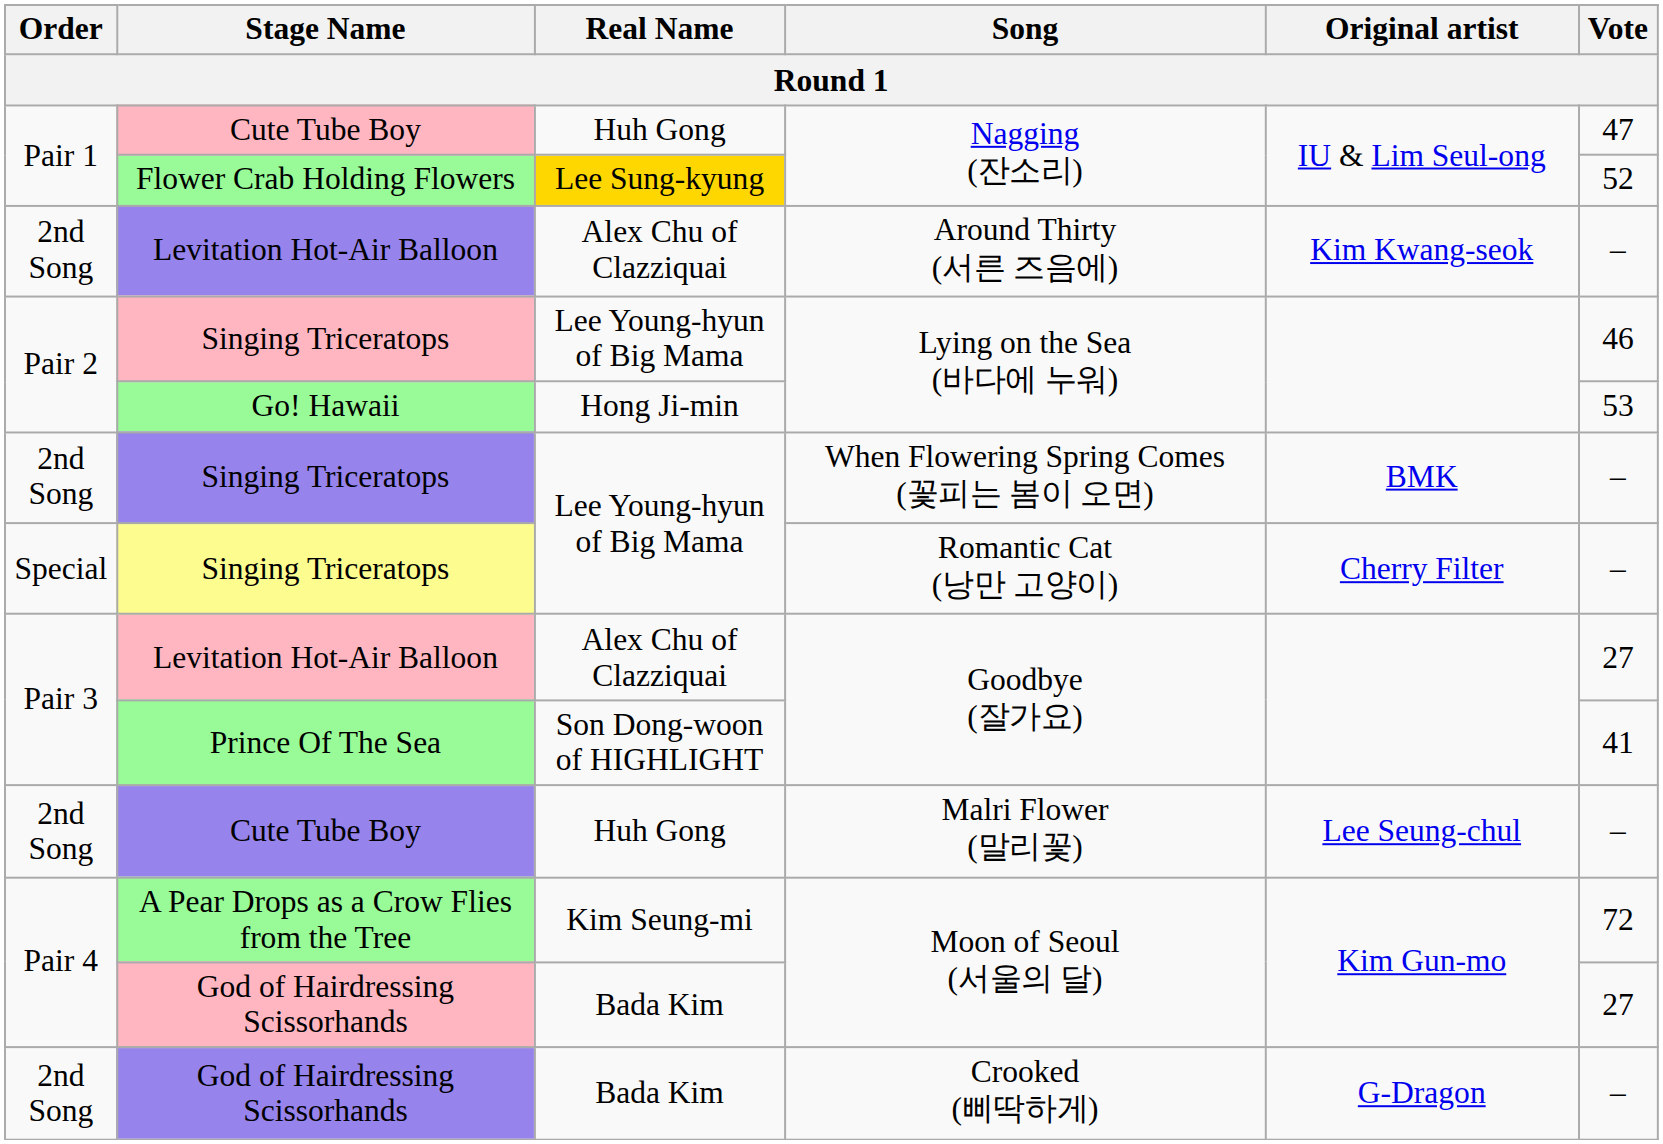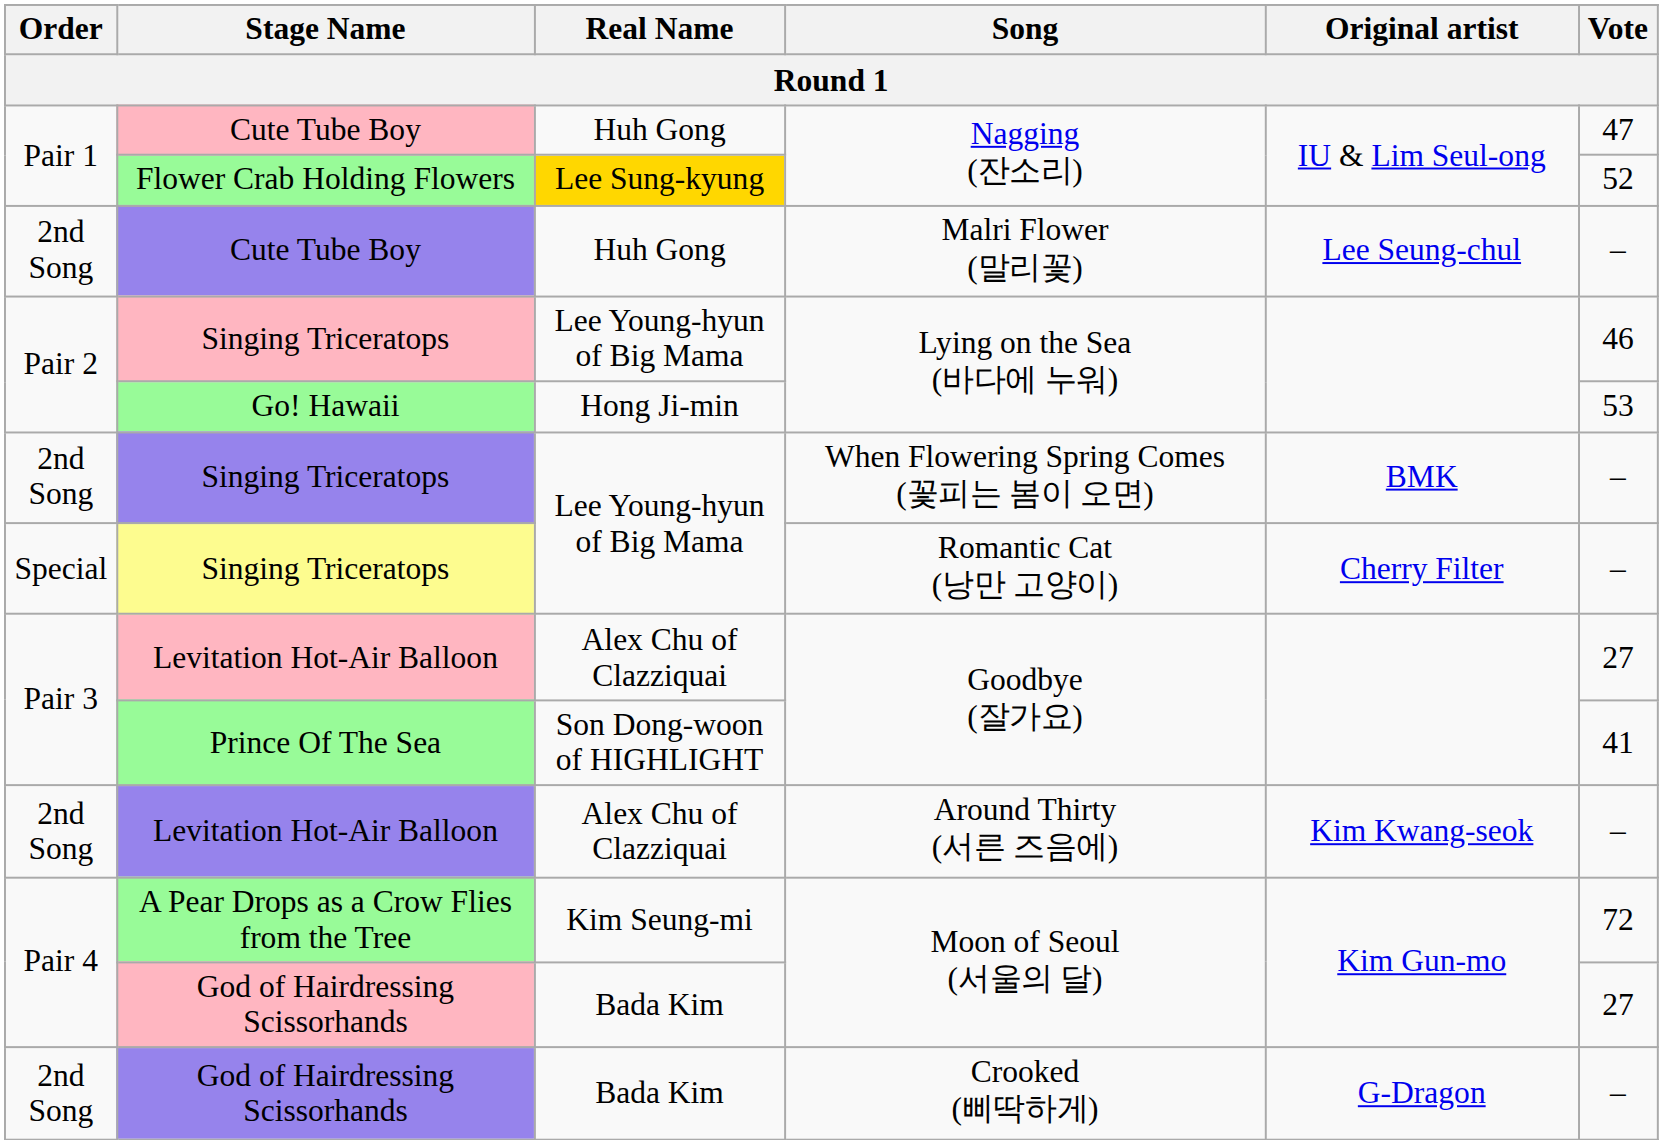rows swapped: (325, 830) <-> (325, 250)
